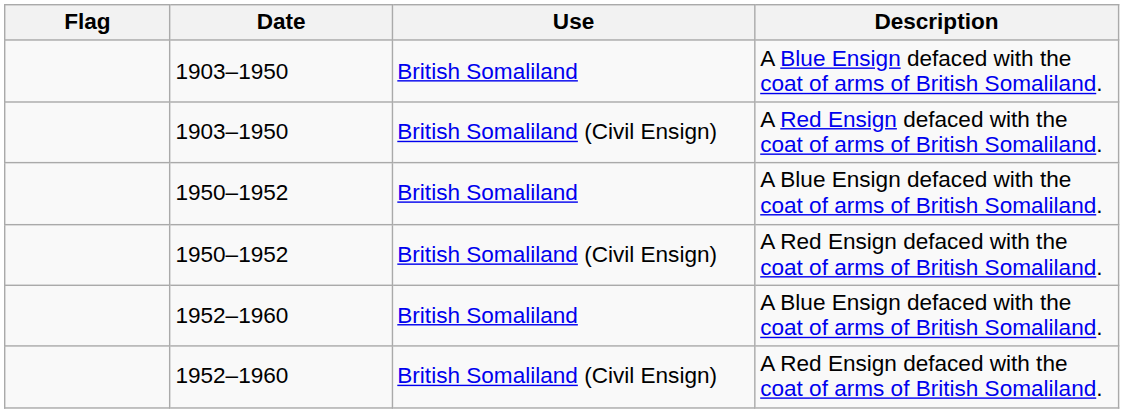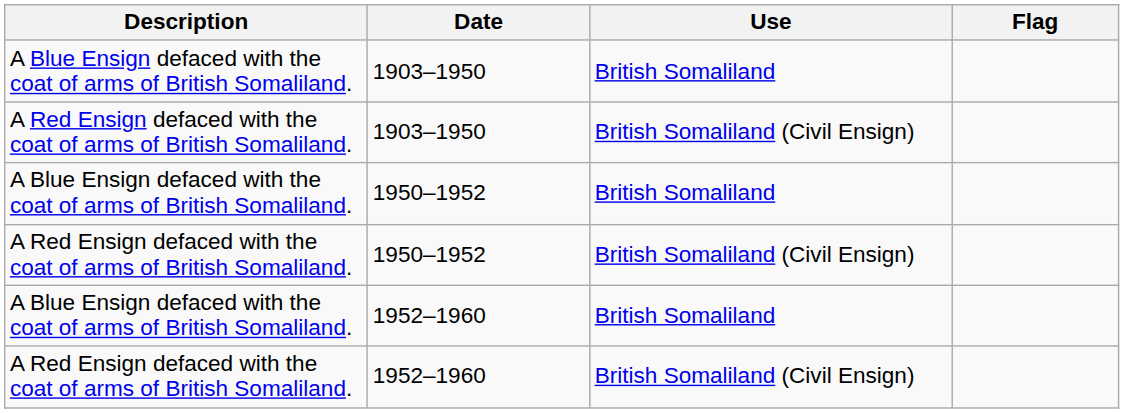columns swapped: (87, 22) <-> (936, 22)
